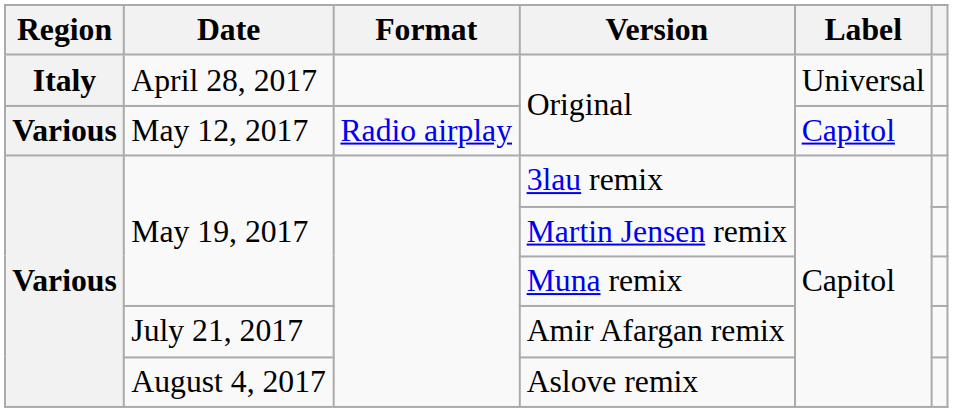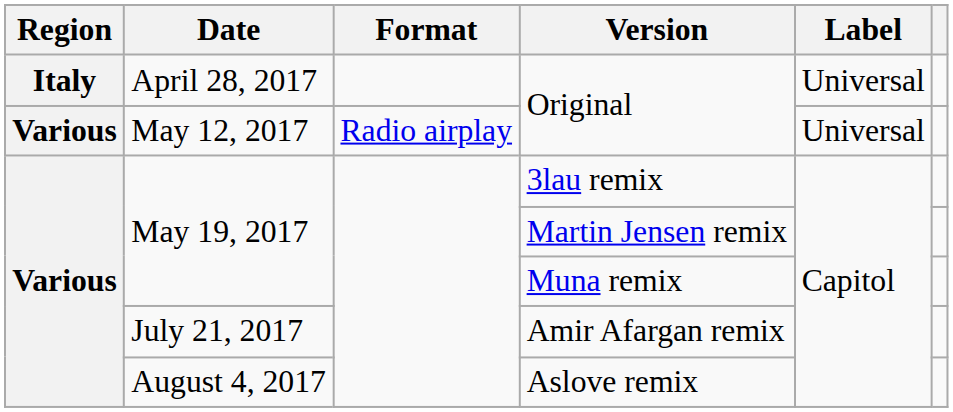(848, 130) Capitol -> (863, 130) Universal
